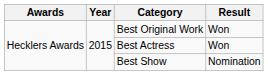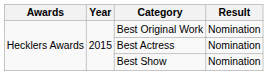(219, 29) Won -> (234, 29) Nomination
(219, 45) Won -> (234, 45) Nomination
